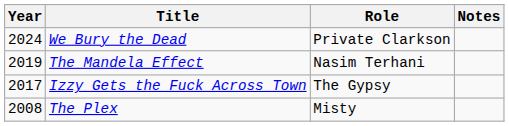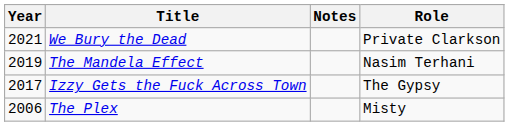columns swapped: (382, 16) <-> (479, 16)
(25, 40) 2024 -> (25, 40) 2021
(25, 109) 2008 -> (25, 109) 2006
